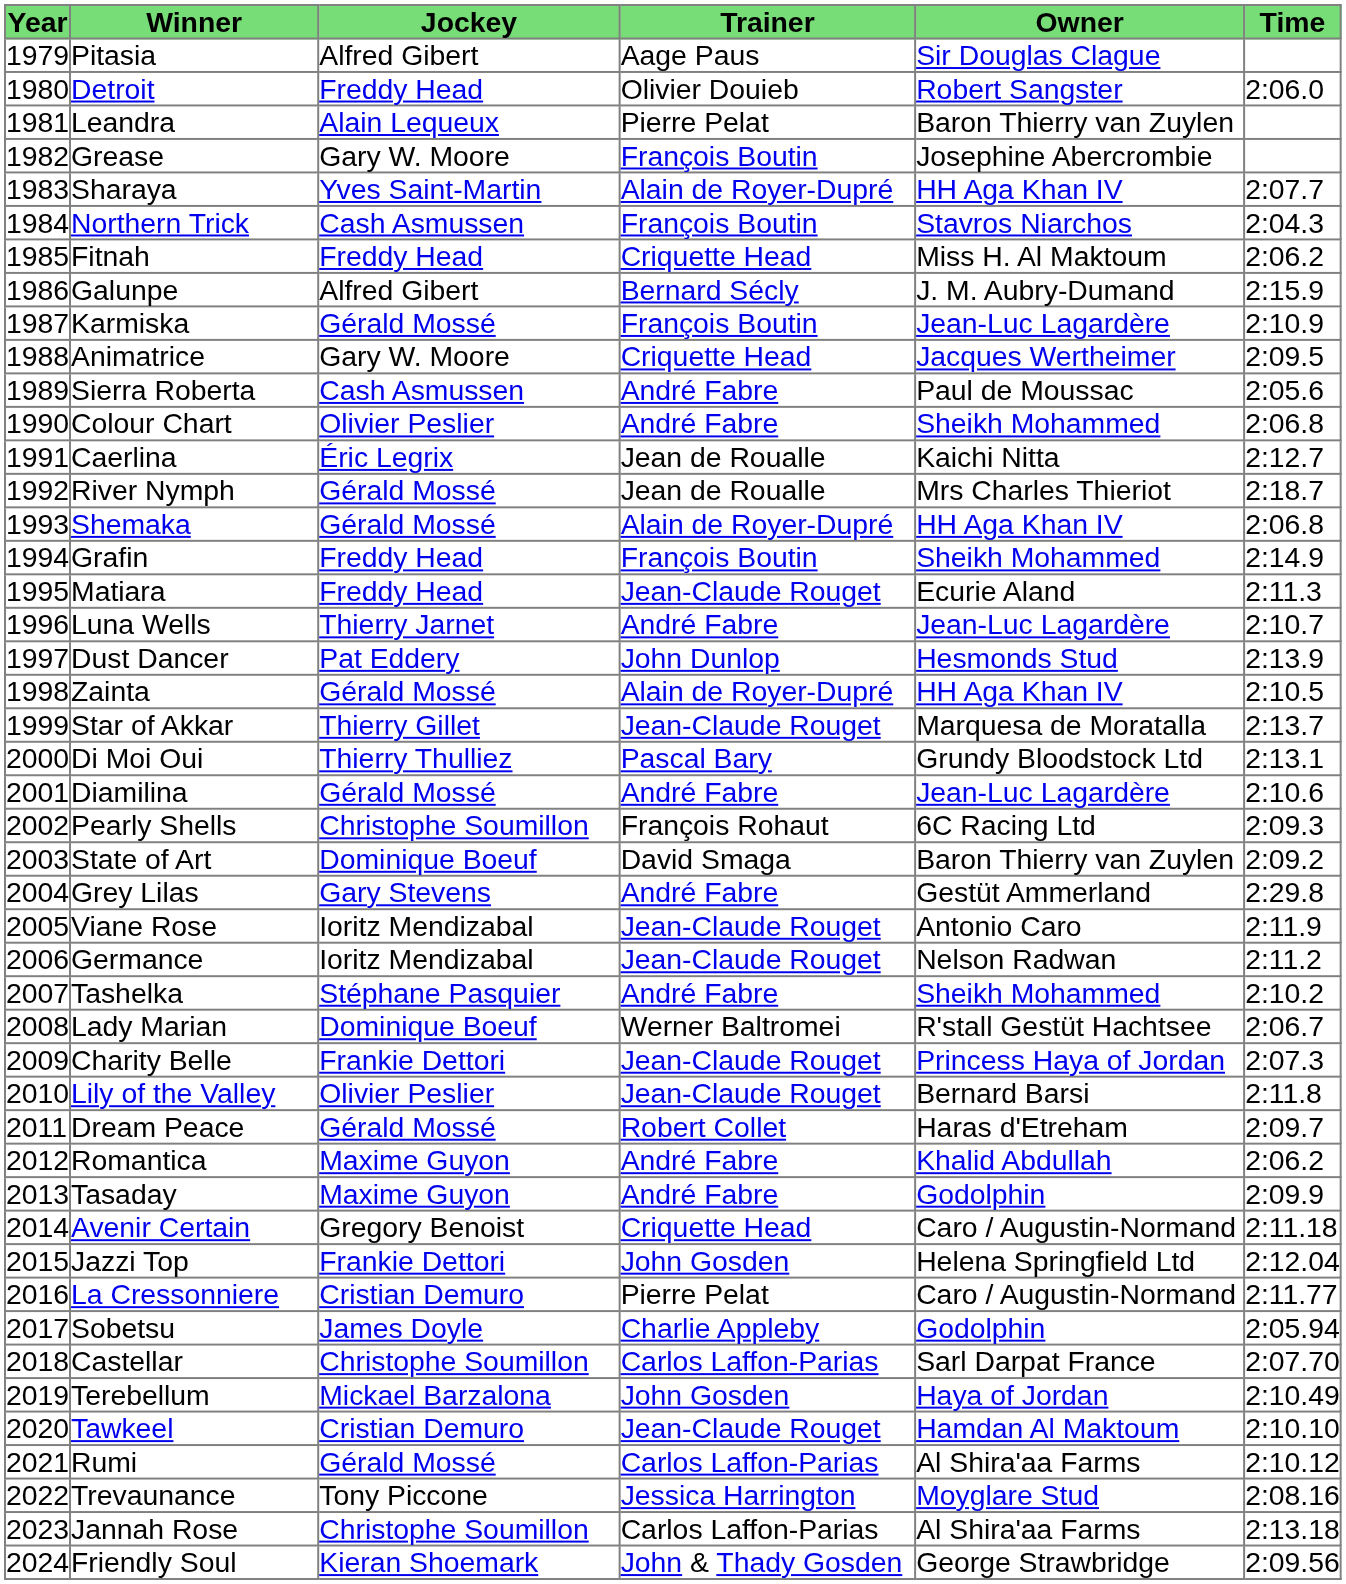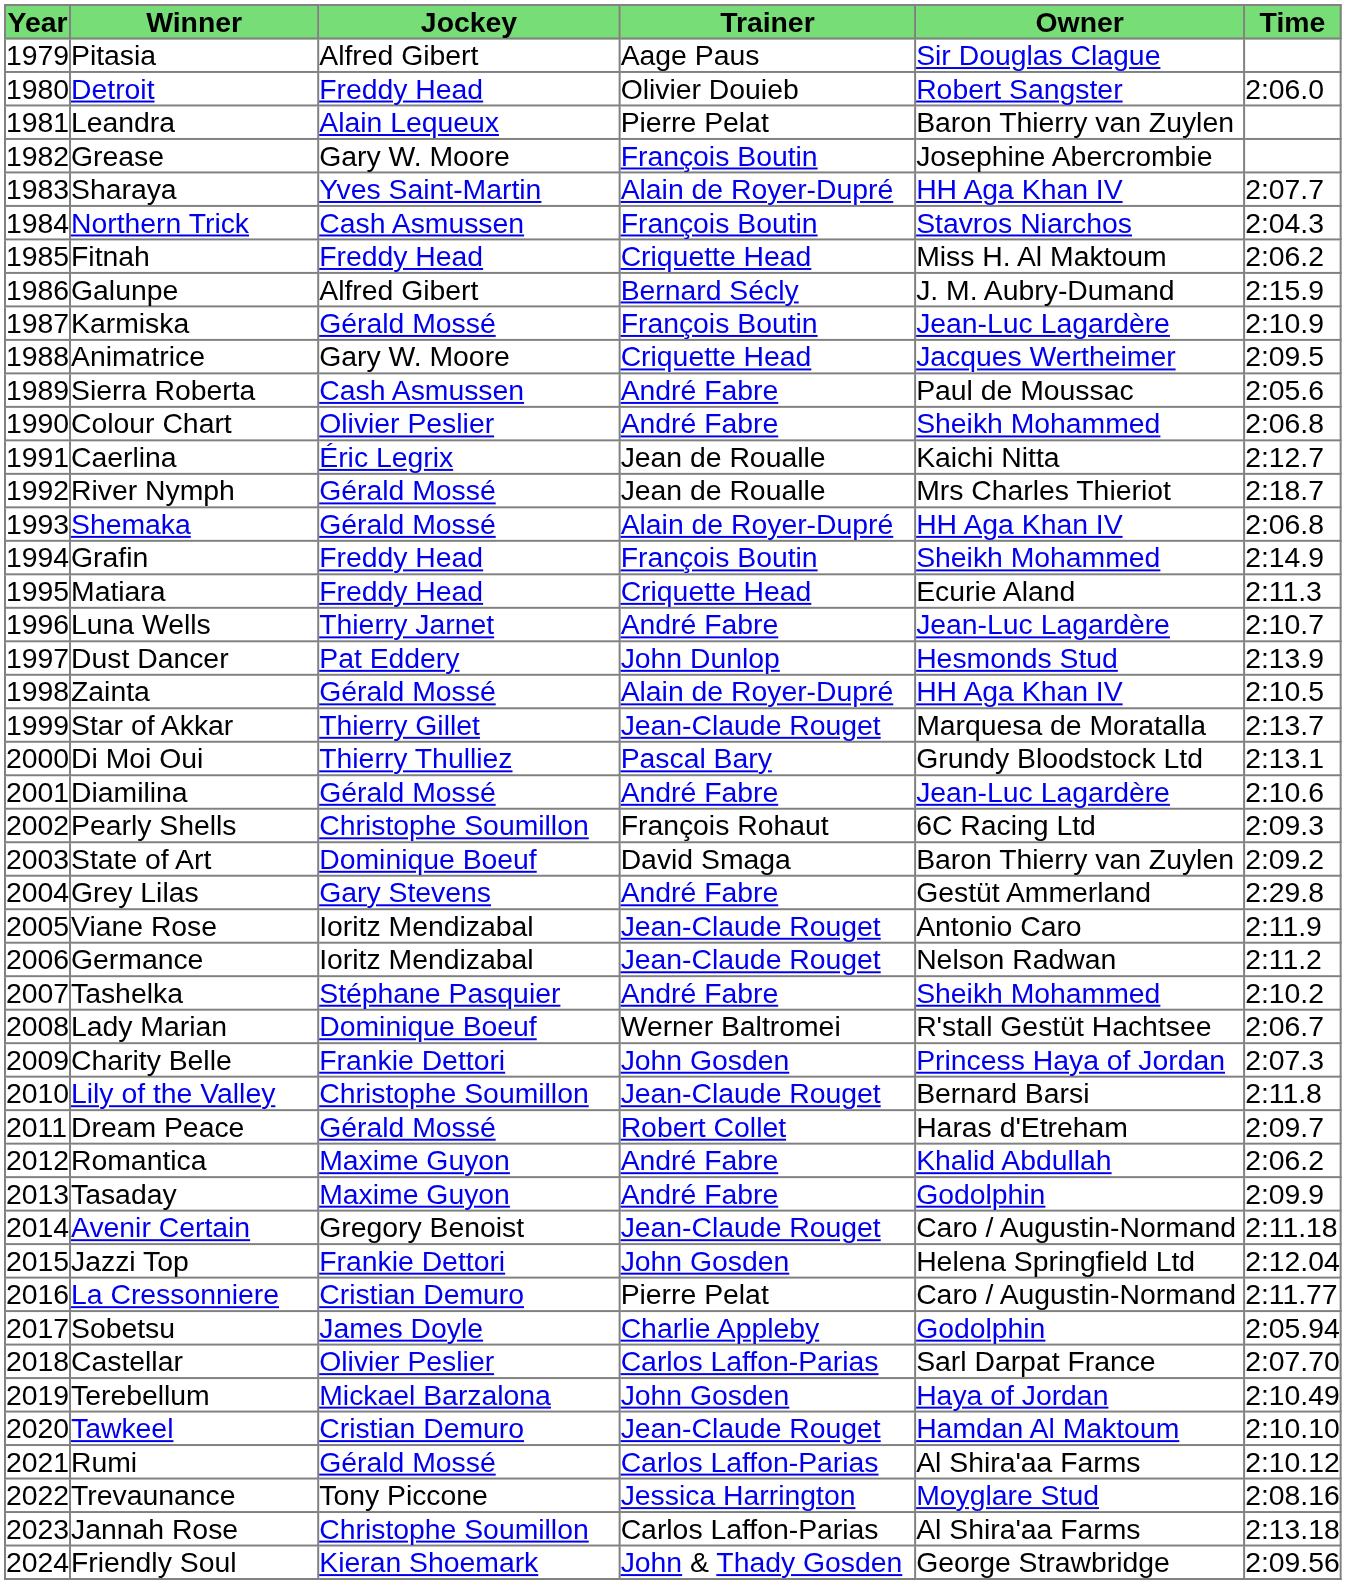(751, 591) Jean-Claude Rouget -> (716, 591) Criquette Head
(751, 1060) Jean-Claude Rouget -> (705, 1060) John Gosden
(407, 1093) Olivier Peslier -> (454, 1093) Christophe Soumillon
(716, 1227) Criquette Head -> (751, 1227) Jean-Claude Rouget
(454, 1361) Christophe Soumillon -> (407, 1361) Olivier Peslier
